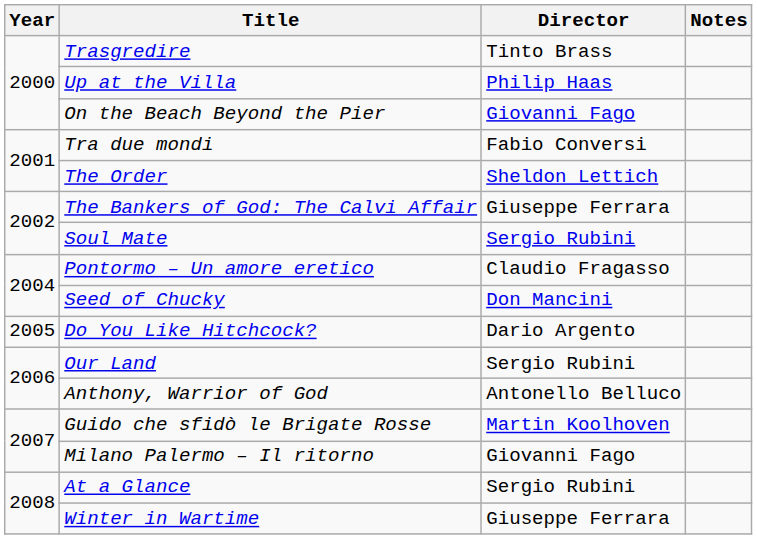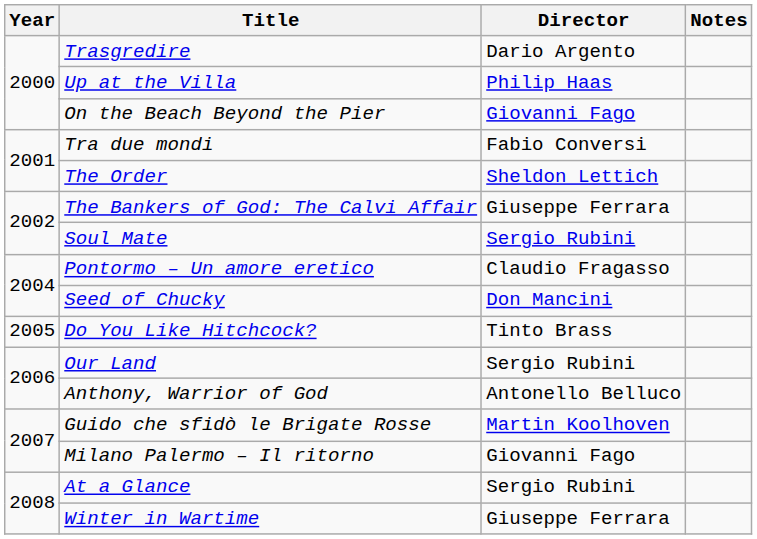(549, 51) Tinto Brass -> (561, 51) Dario Argento
(561, 332) Dario Argento -> (549, 332) Tinto Brass
